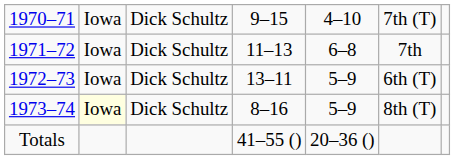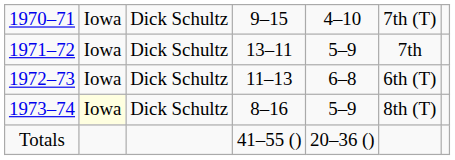(269, 49) 11–13 -> (269, 49) 13–11
(342, 49) 6–8 -> (342, 49) 5–9
(269, 79) 13–11 -> (269, 79) 11–13
(342, 79) 5–9 -> (342, 79) 6–8
